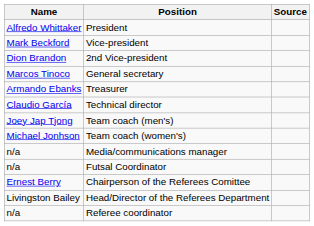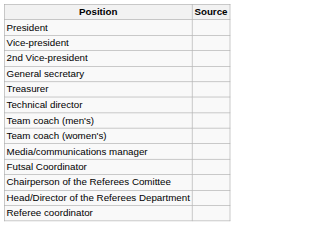- column: (44, 12)
